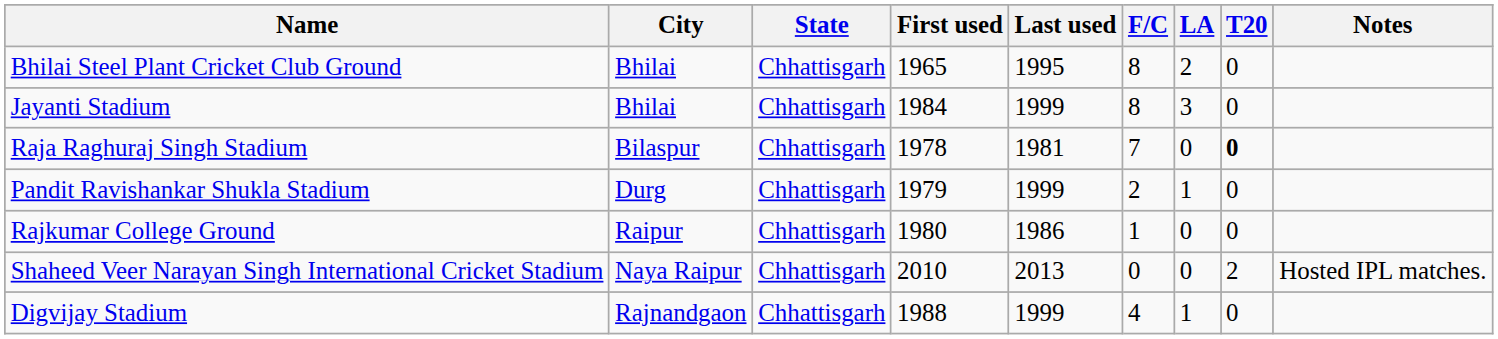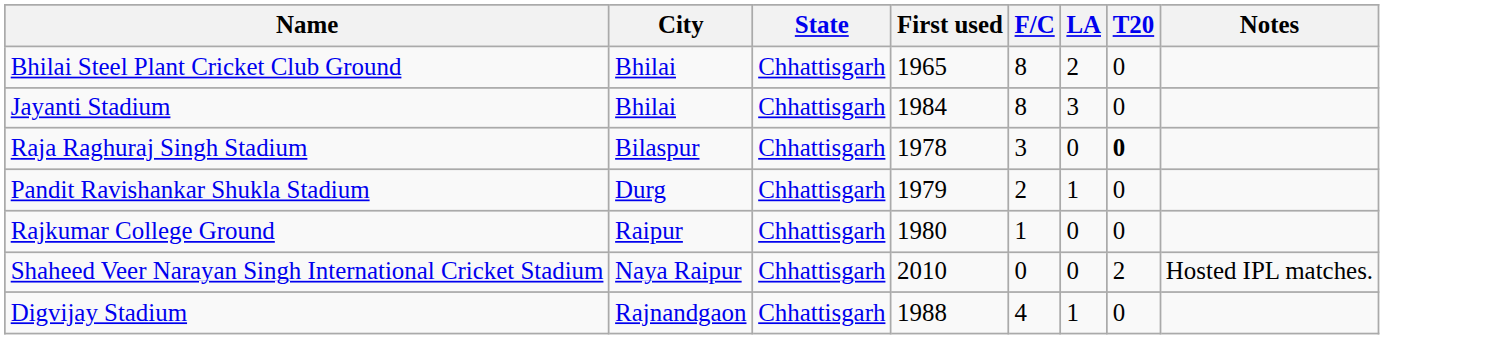- column: (1065, 25)
(1134, 148) 7 -> (1021, 148) 3
